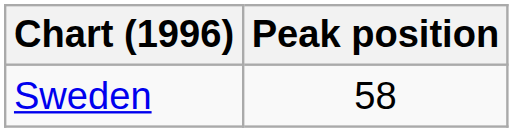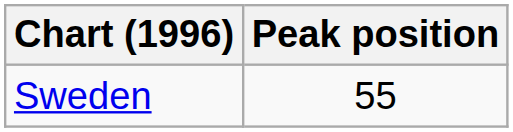(375, 95) 58 -> (375, 95) 55
